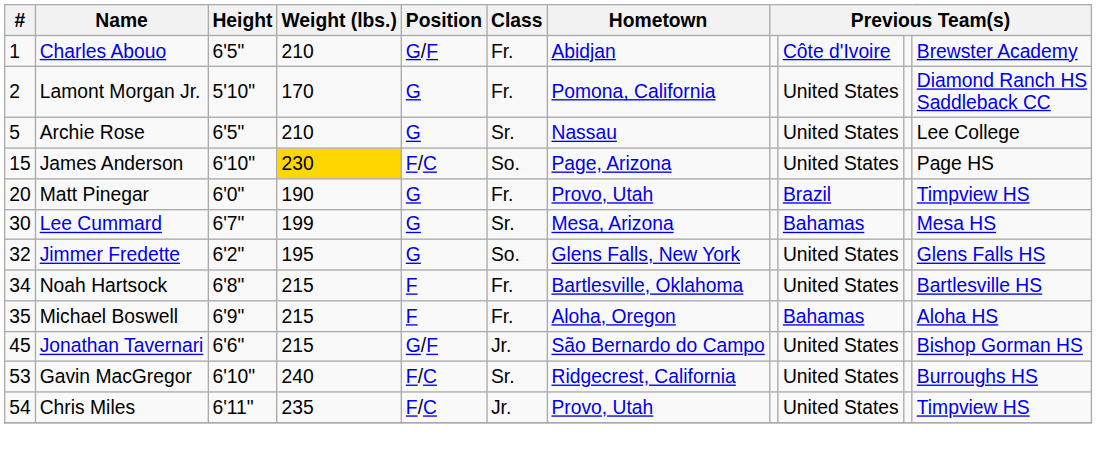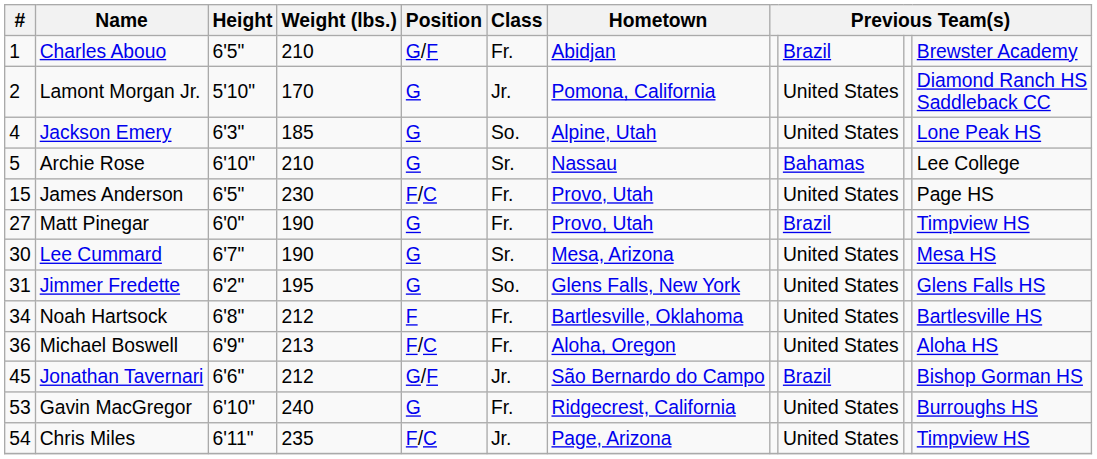(837, 51) Côte d'Ivoire -> (807, 51) Brazil
(502, 92) Fr. -> (501, 92) Jr.
+ row: (106, 133)
(228, 133) 6'5" -> (234, 164) 6'10"
(841, 133) United States -> (824, 164) Bahamas
(234, 164) 6'10" -> (228, 194) 6'5"
(298, 164) gold background -> (298, 194) no background
(505, 164) So. -> (502, 194) Fr.
(612, 164) Page, Arizona -> (602, 194) Provo, Utah
(20, 194) 20 -> (20, 225) 27
(298, 225) 199 -> (298, 255) 190
(824, 225) Bahamas -> (841, 255) United States
(20, 255) 32 -> (20, 286) 31
(298, 286) 215 -> (298, 316) 212
(20, 316) 35 -> (20, 347) 36
(298, 316) 215 -> (298, 347) 213
(412, 316) F -> (421, 347) F/C
(824, 316) Bahamas -> (841, 347) United States
(298, 347) 215 -> (298, 377) 212
(841, 347) United States -> (807, 377) Brazil
(421, 377) F/C -> (413, 408) G
(503, 377) Sr. -> (502, 408) Fr.
(602, 408) Provo, Utah -> (612, 438) Page, Arizona
